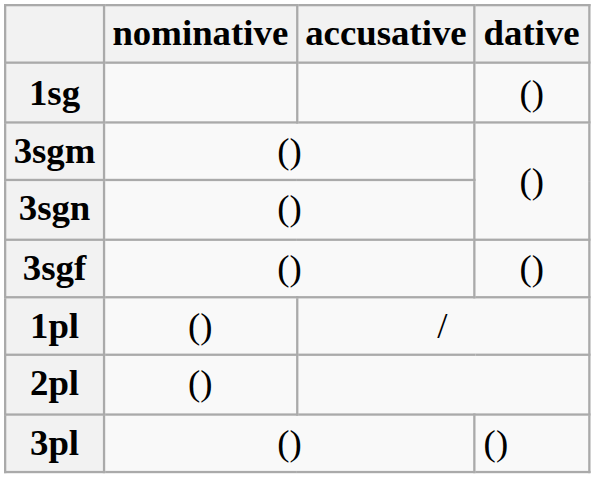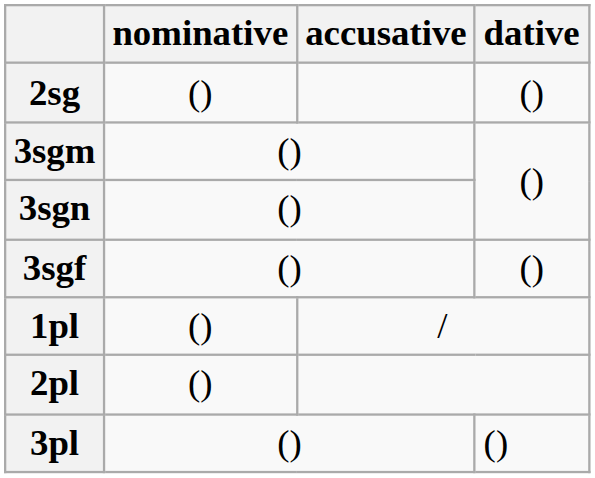- row: (55, 92)
+ row: (55, 92)
